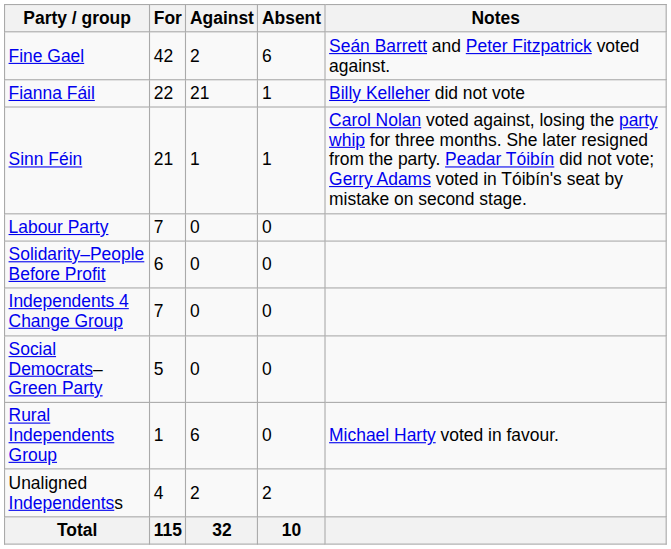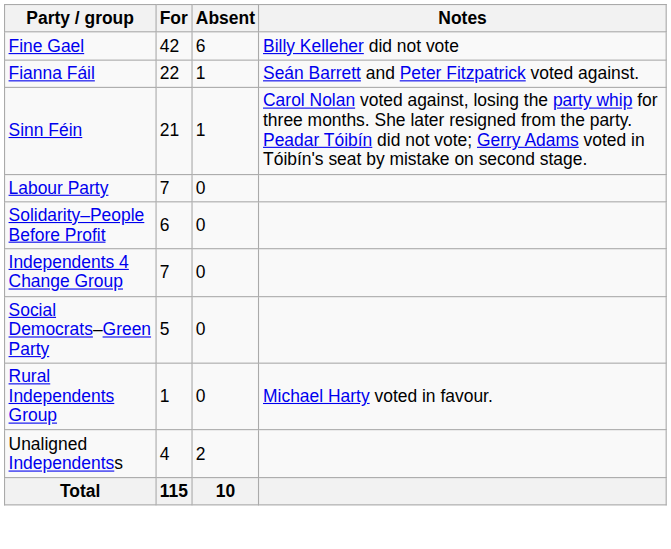- column: (222, 18)
(484, 55) Seán Barrett and Peter Fitzpatrick voted against. -> (361, 45) Billy Kelleher did not vote
(427, 93) Billy Kelleher did not vote -> (451, 73) Seán Barrett and Peter Fitzpatrick voted against.
